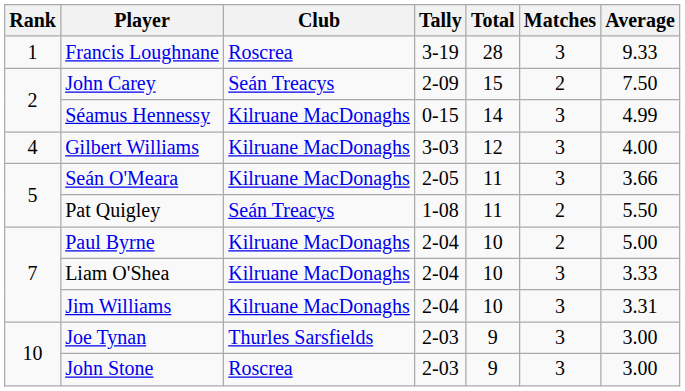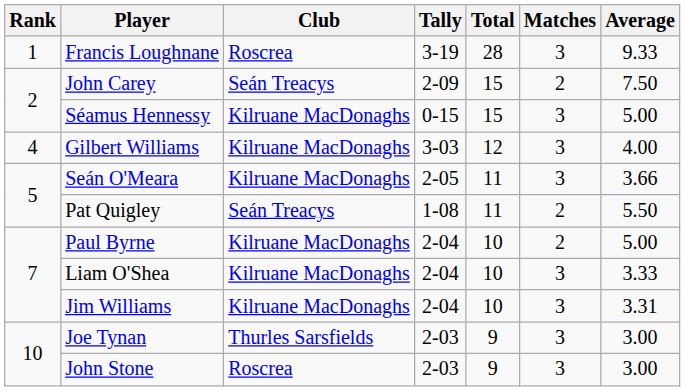(493, 115) 14 -> (493, 115) 15
(640, 115) 4.99 -> (640, 115) 5.00
